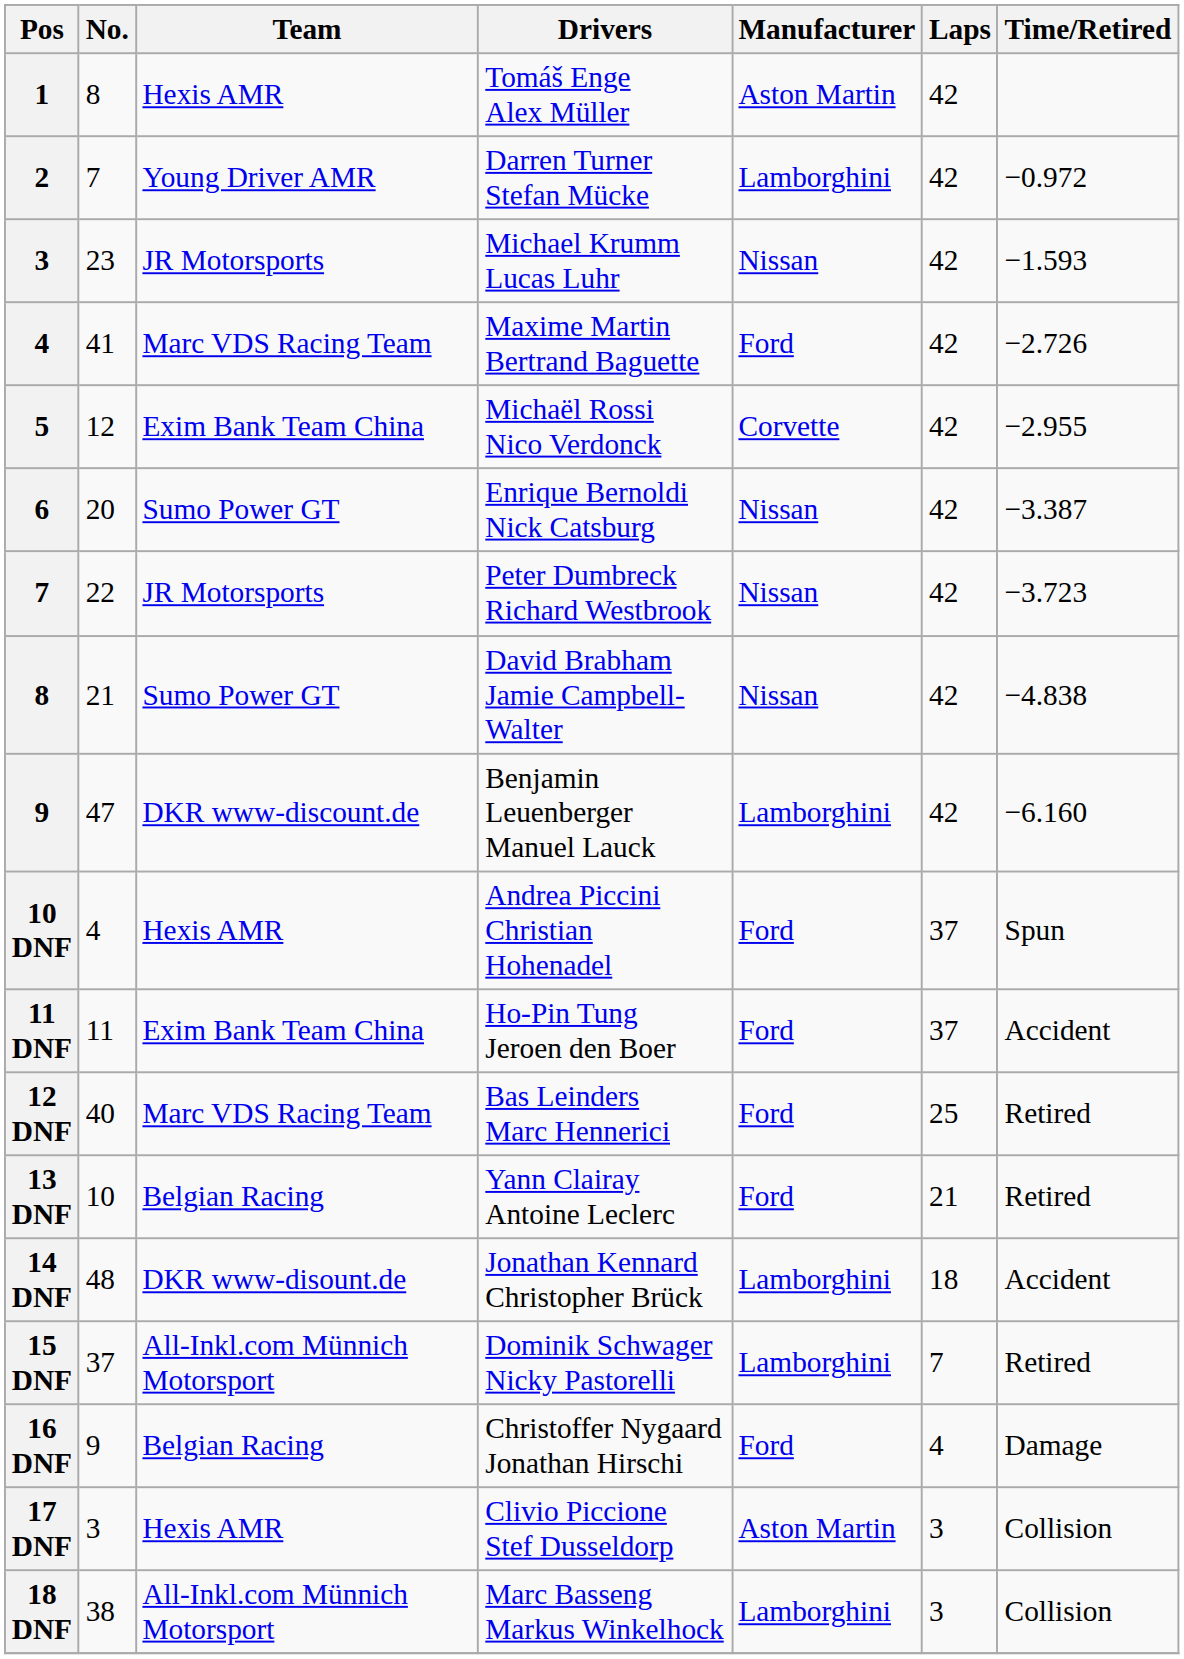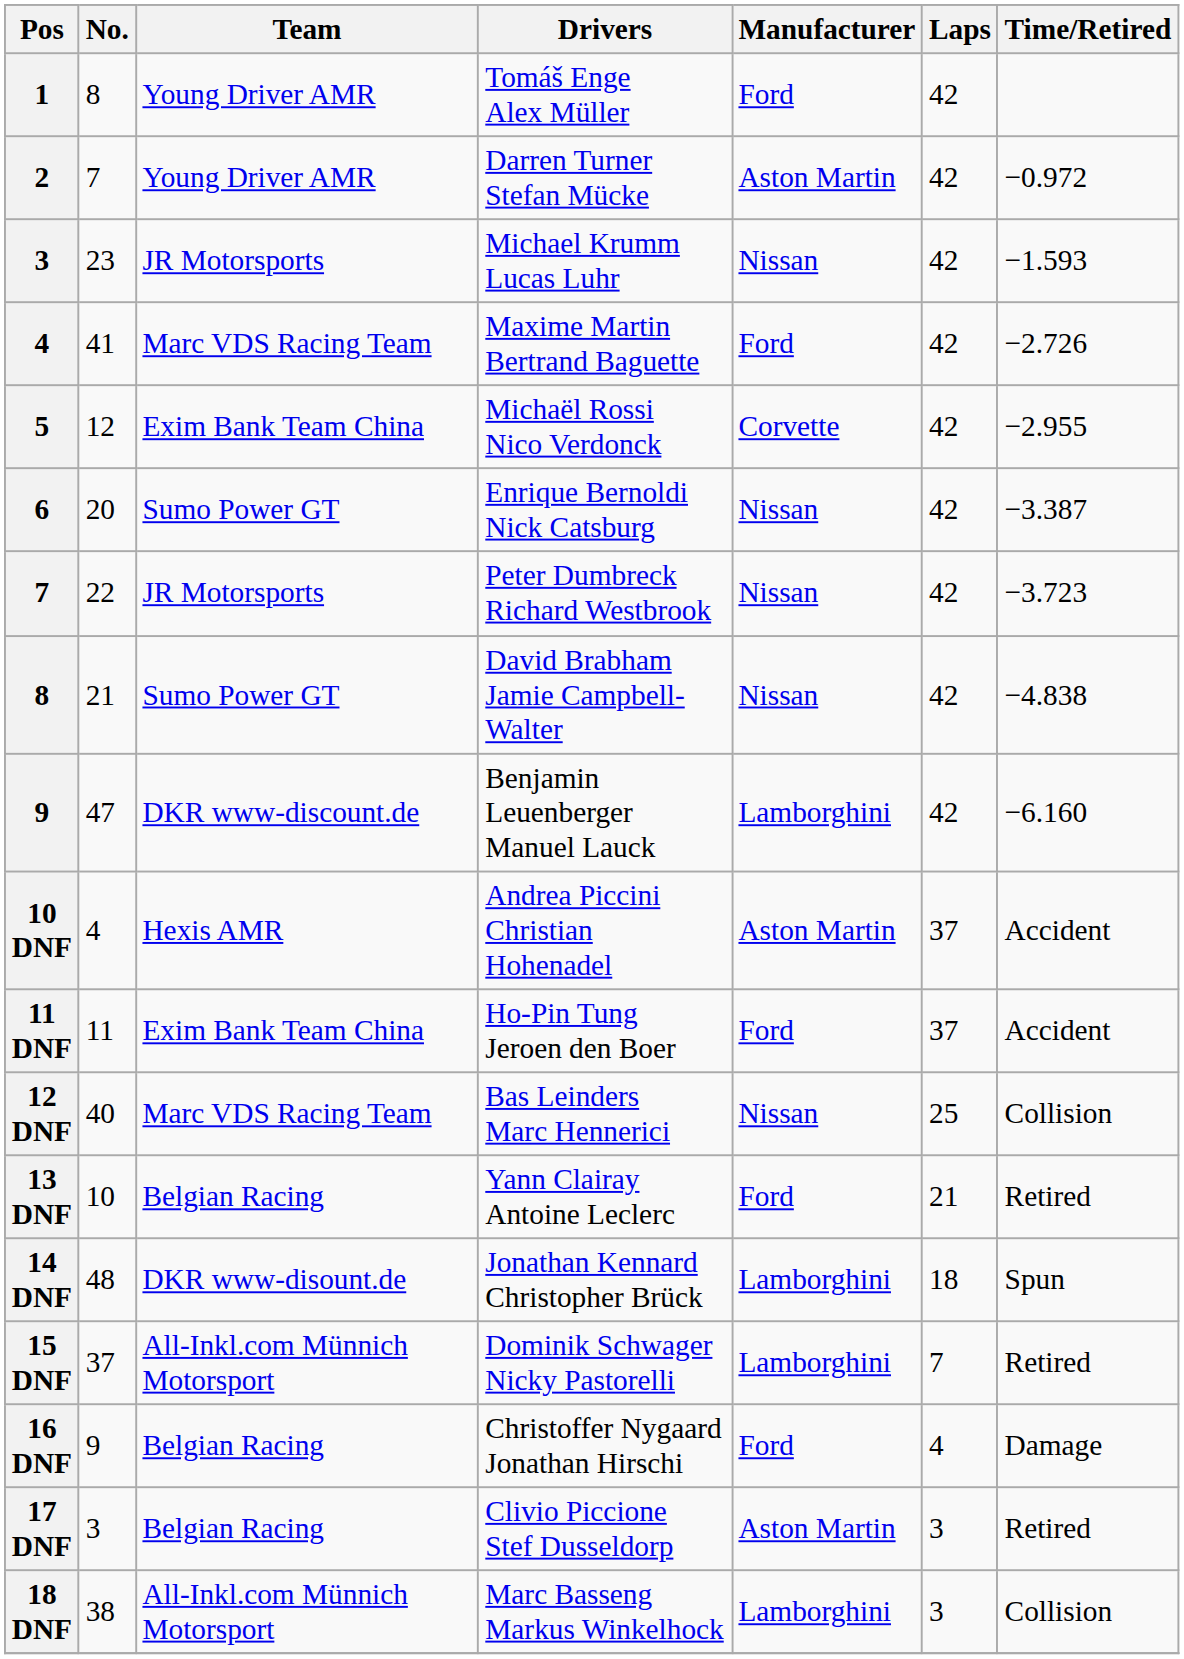(213, 94) Hexis AMR -> (259, 94) Young Driver AMR
(817, 94) Aston Martin -> (766, 94) Ford
(815, 177) Lamborghini -> (817, 177) Aston Martin
(766, 929) Ford -> (817, 929) Aston Martin
(1035, 929) Spun -> (1057, 929) Accident
(766, 1113) Ford -> (778, 1113) Nissan
(1048, 1113) Retired -> (1058, 1113) Collision
(1057, 1279) Accident -> (1035, 1279) Spun
(213, 1528) Hexis AMR -> (233, 1528) Belgian Racing
(1058, 1528) Collision -> (1048, 1528) Retired
